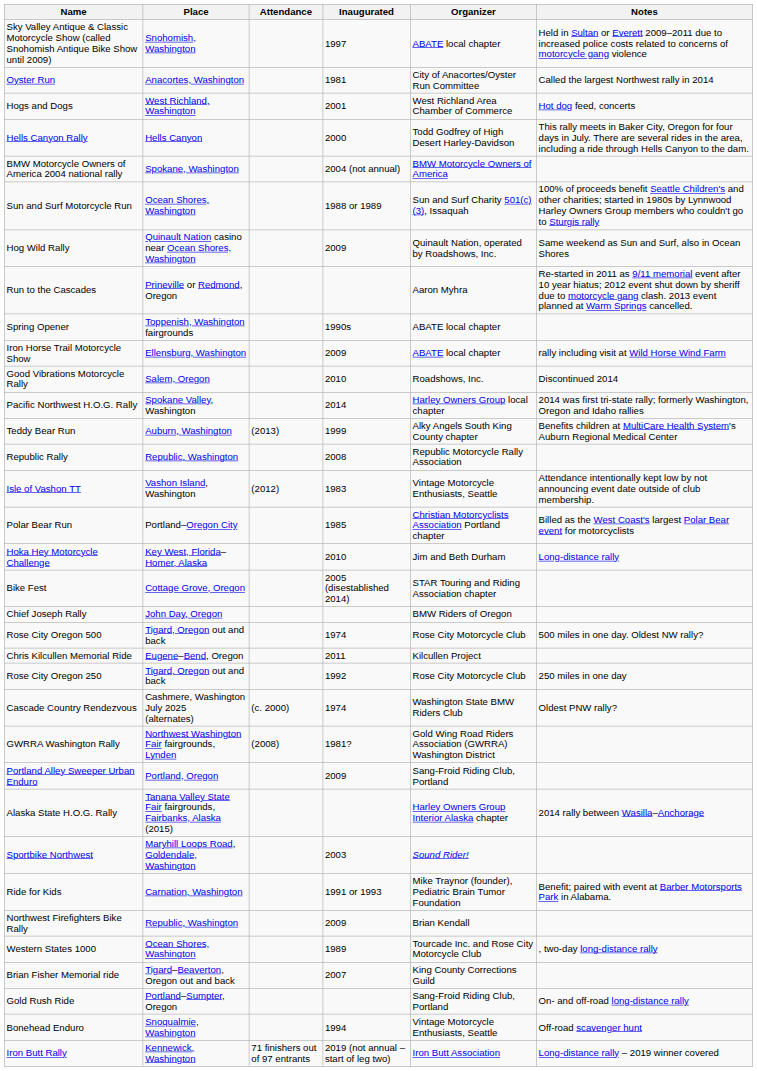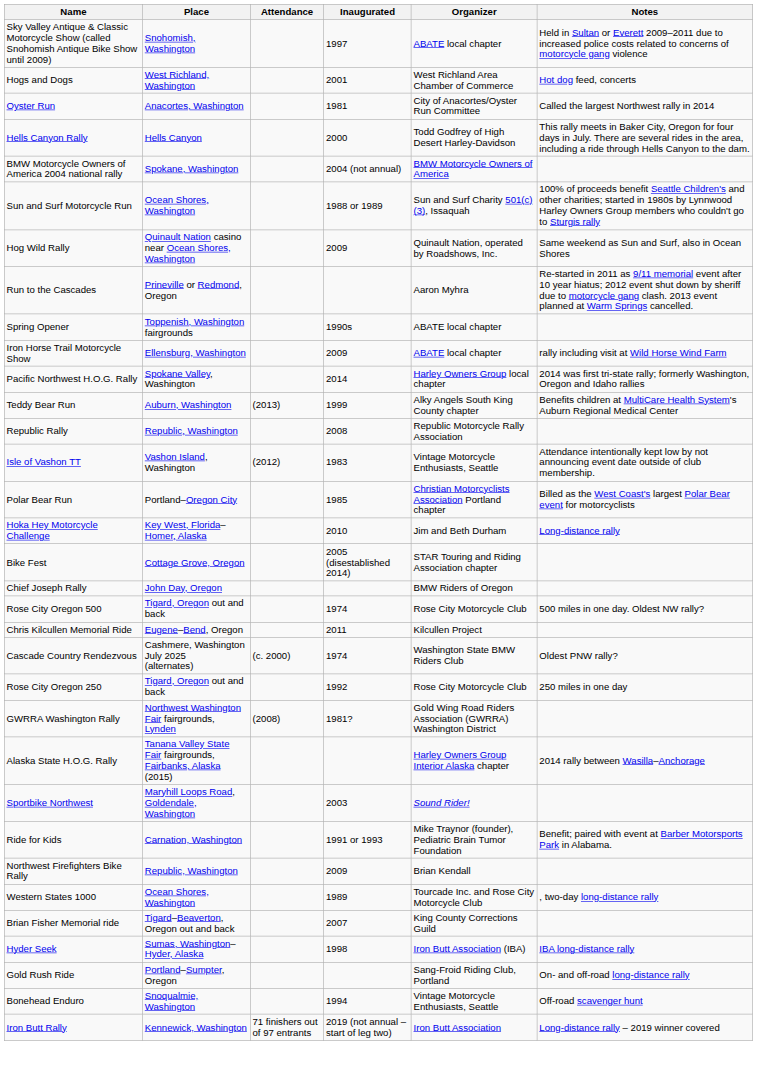rows swapped: (31, 80) <-> (40, 106)
- row: (65, 379)
rows swapped: (54, 676) <-> (72, 707)
- row: (71, 776)
+ row: (32, 949)
